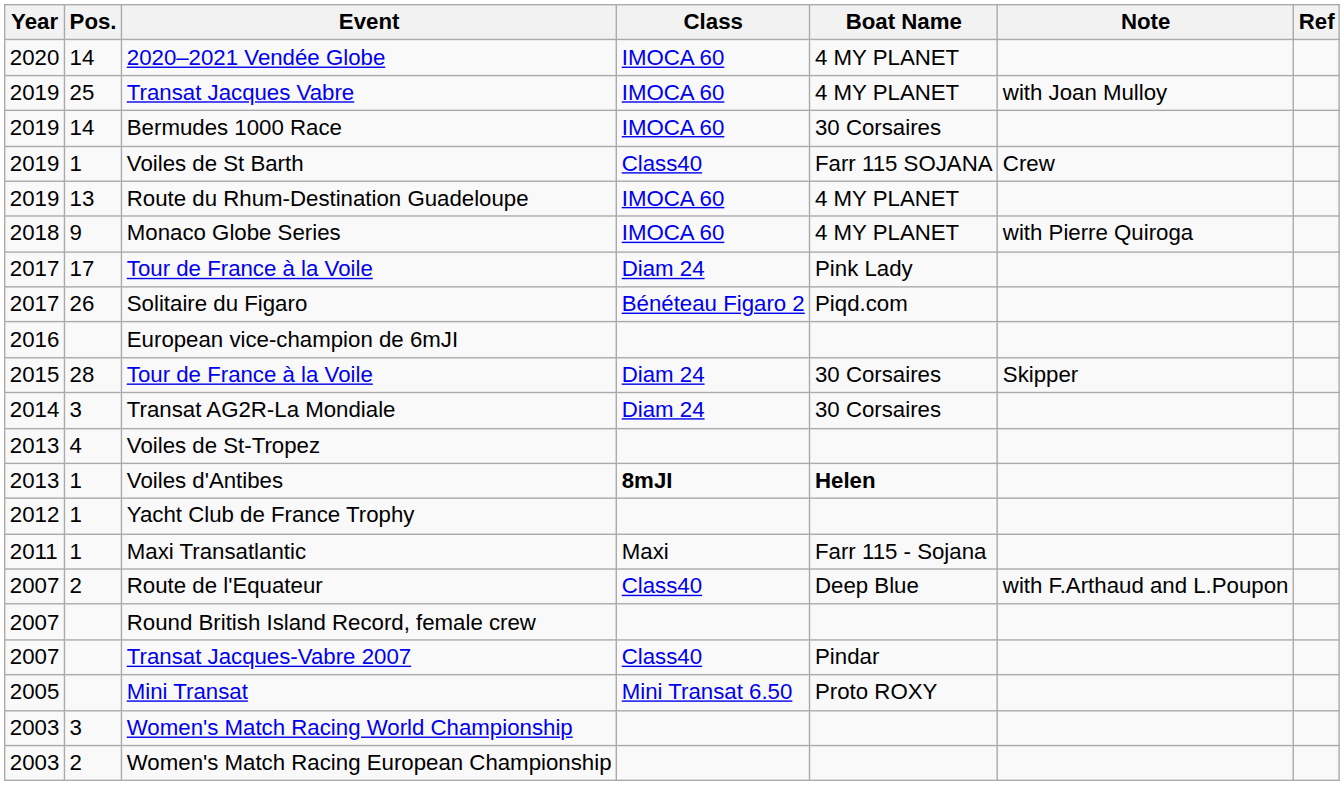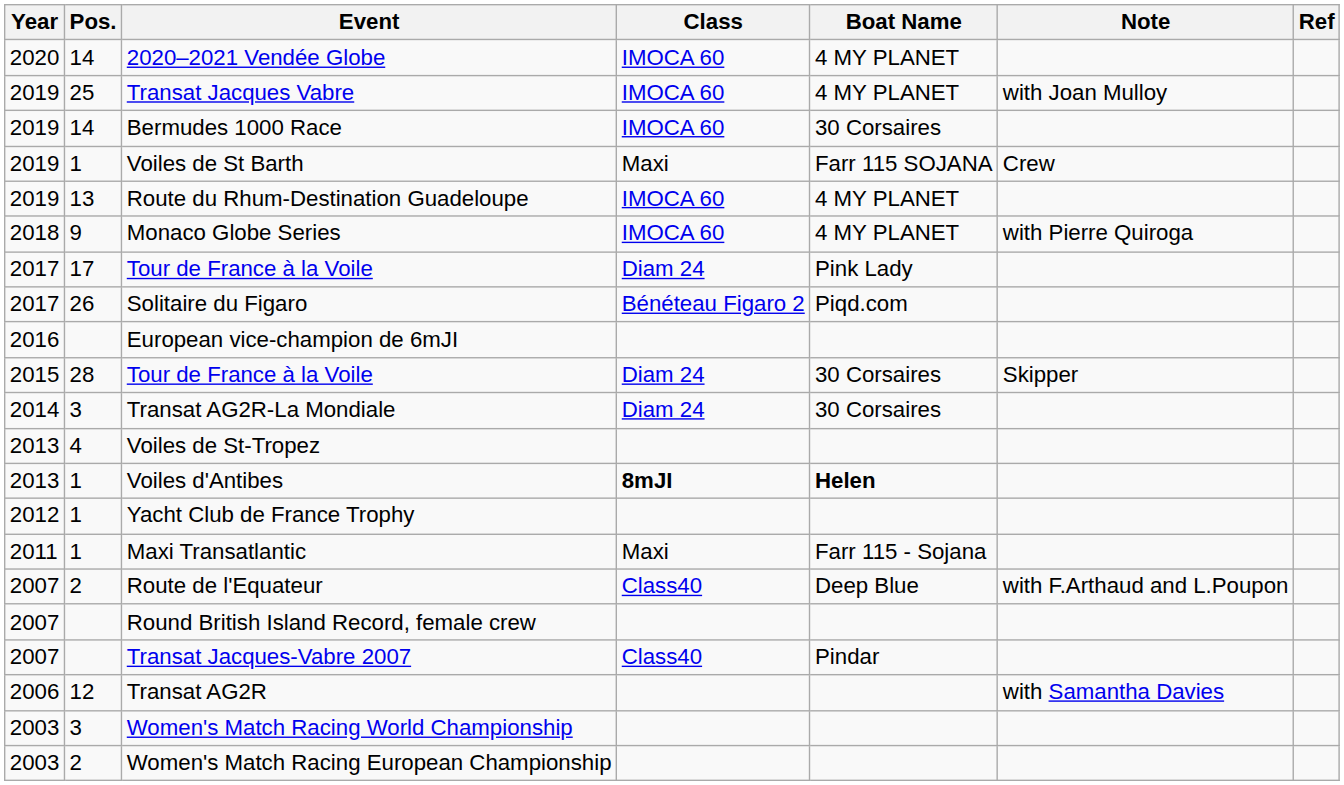(662, 163) Class40 -> (645, 163) Maxi
+ row: (35, 692)
- row: (35, 692)
